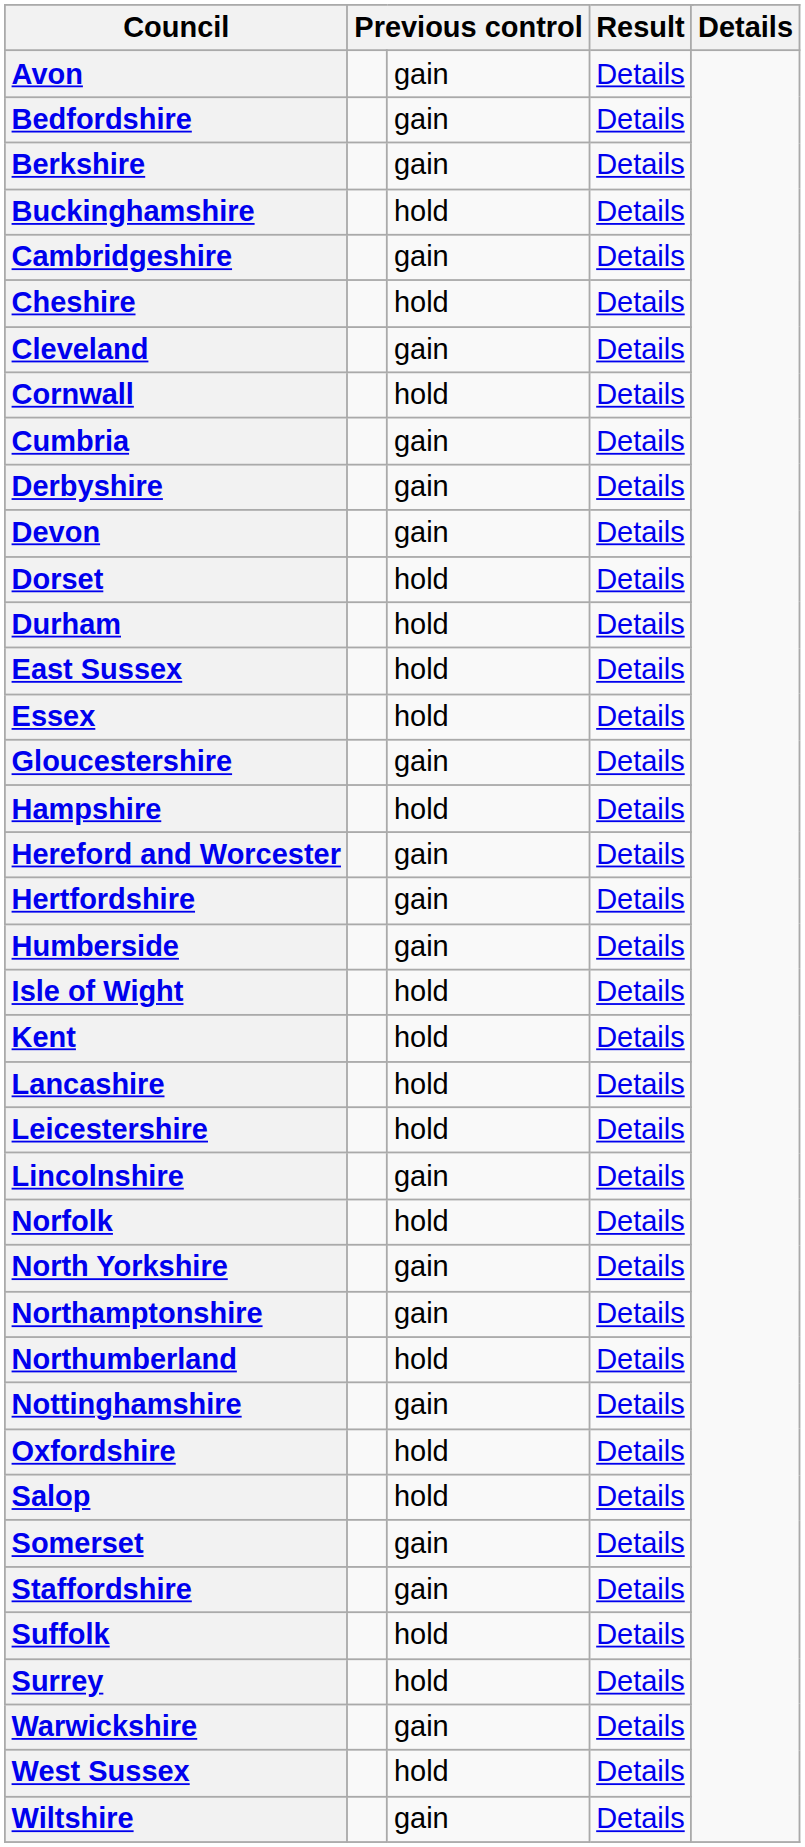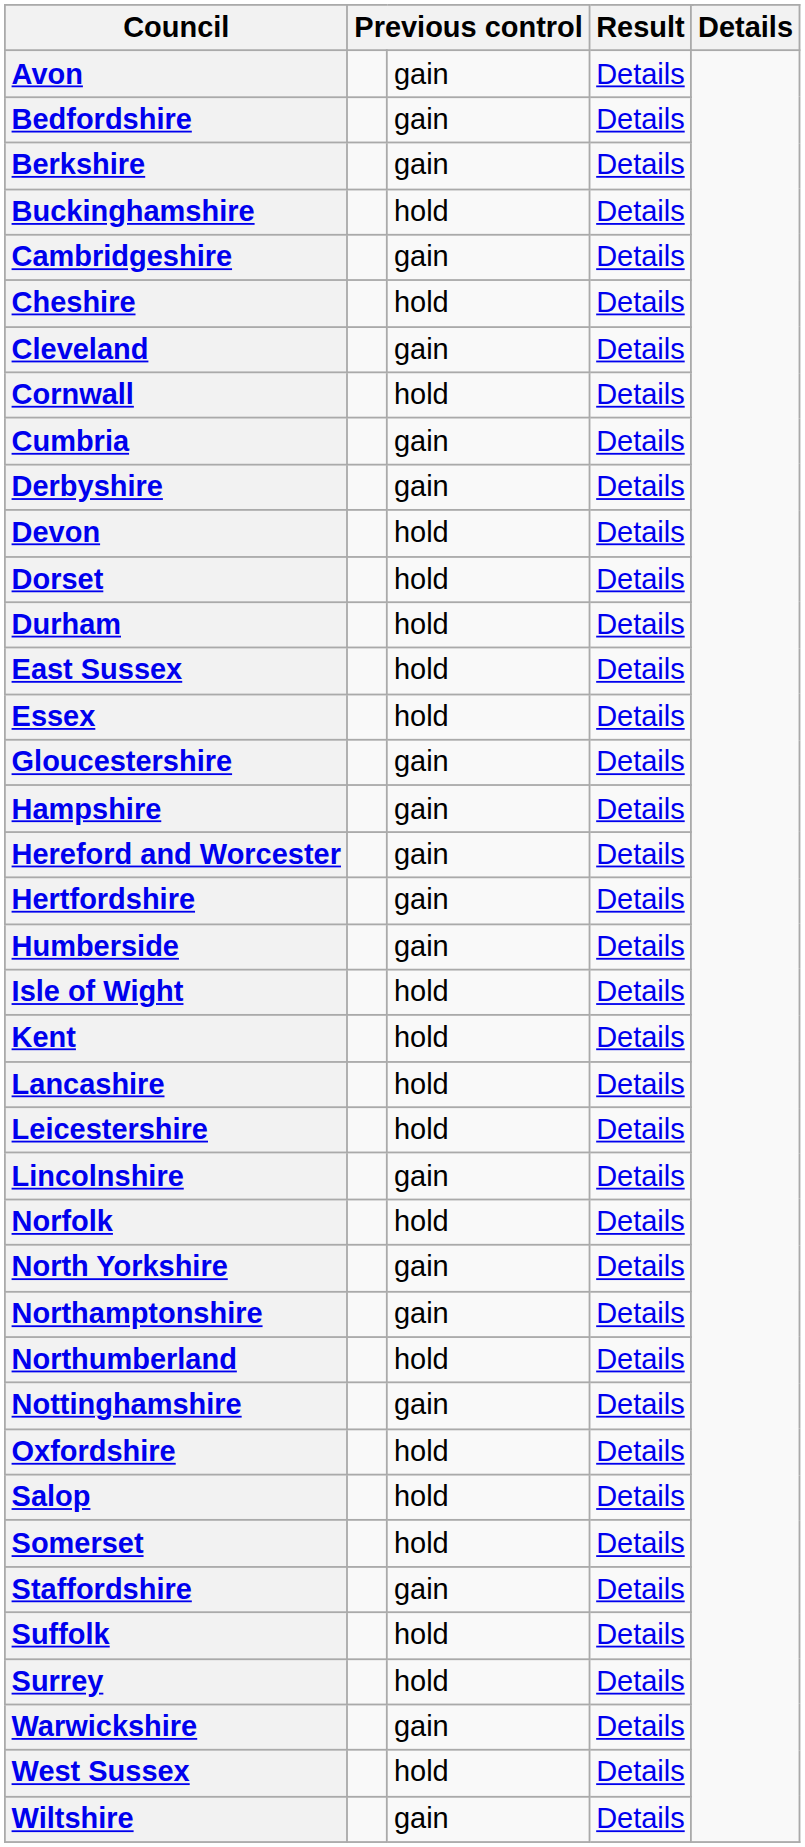(421, 532) gain -> (421, 532) hold
(421, 808) hold -> (421, 808) gain
(421, 1543) gain -> (421, 1543) hold
